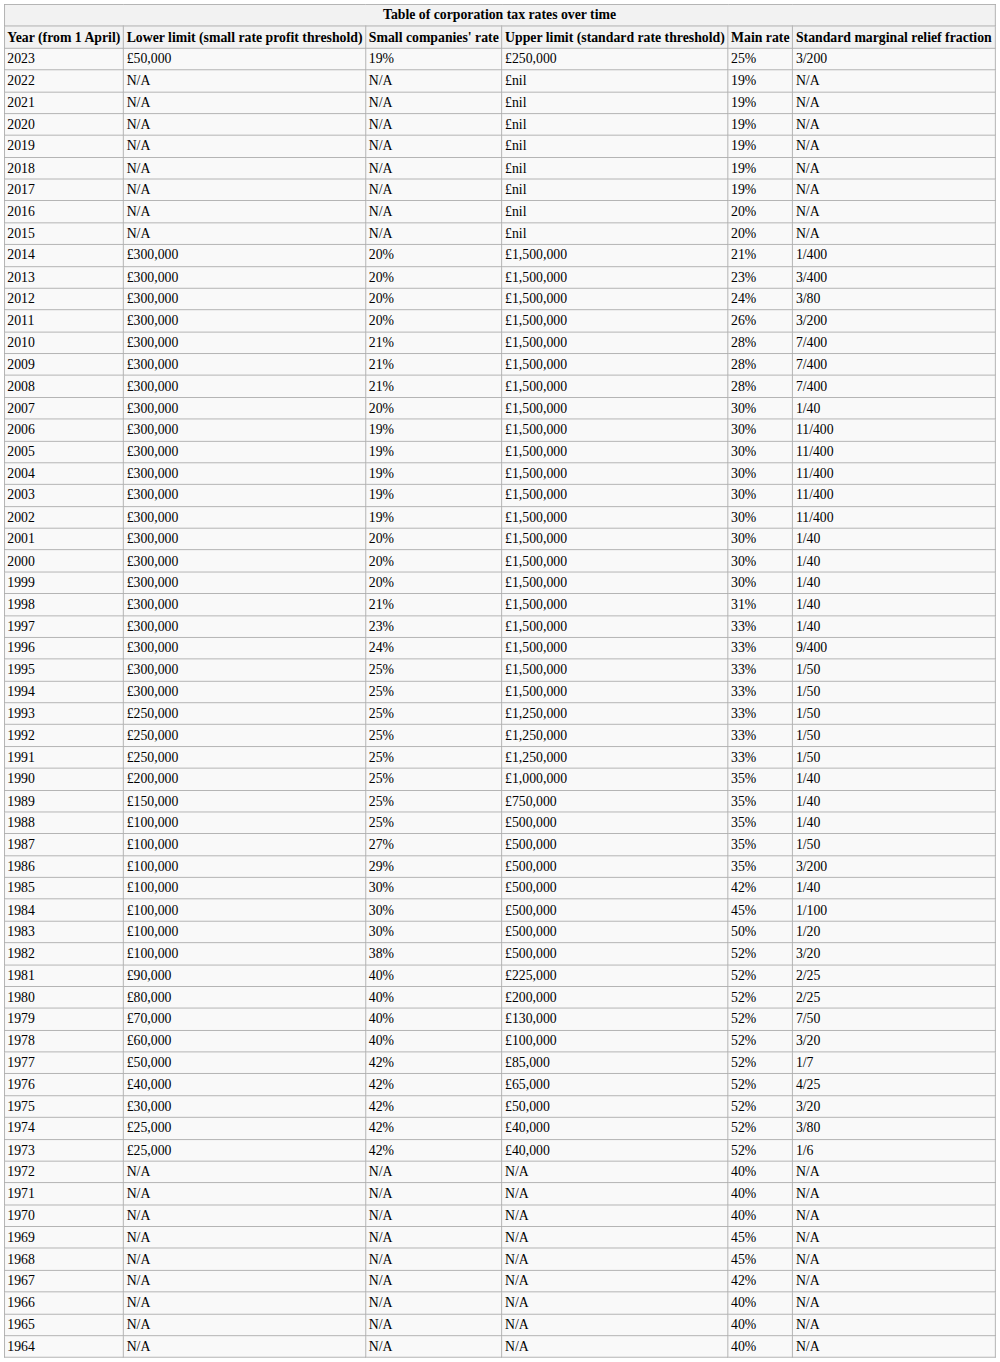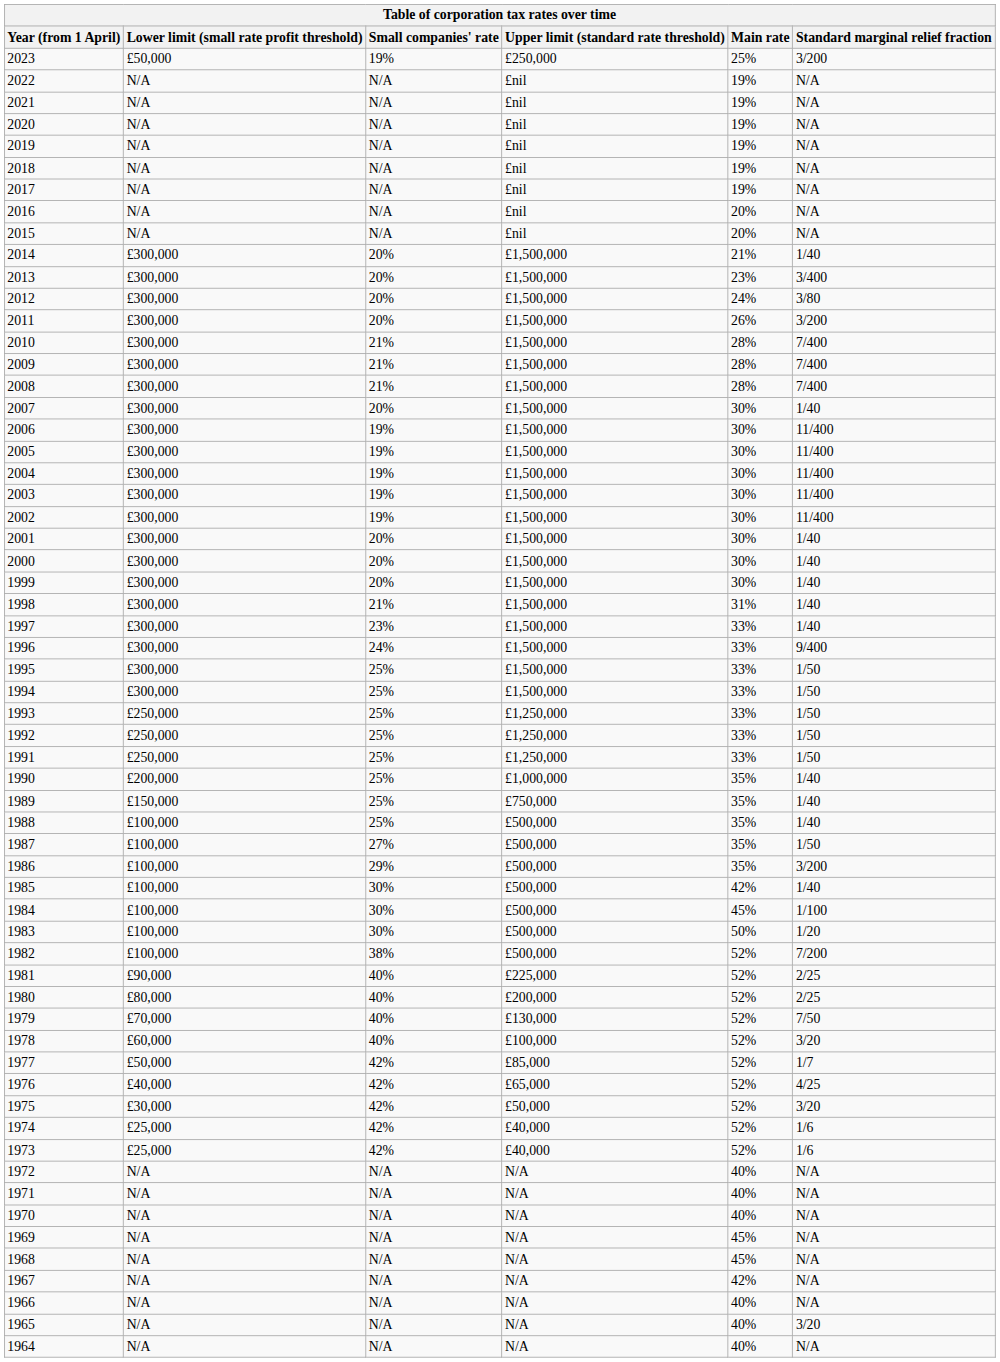(812, 255) 1/400 -> (808, 255) 1/40
(808, 953) 3/20 -> (812, 953) 7/200
(808, 1128) 3/80 -> (805, 1128) 1/6
(808, 1324) N/A -> (808, 1324) 3/20
